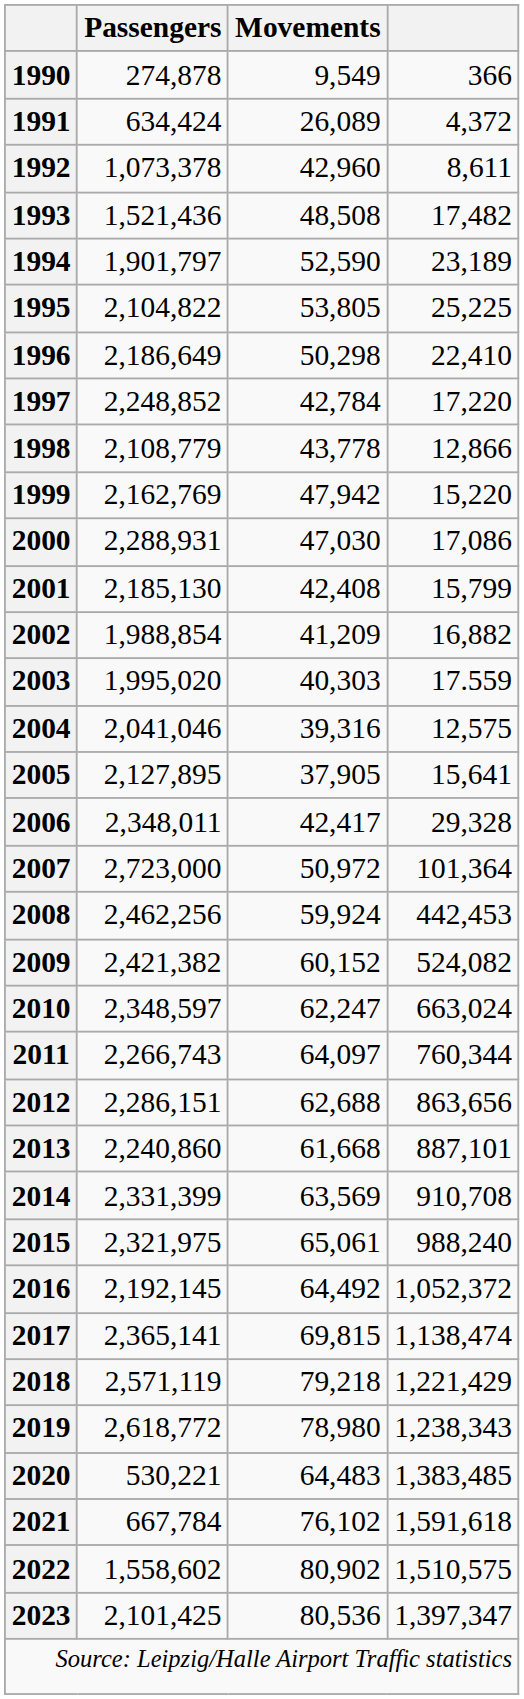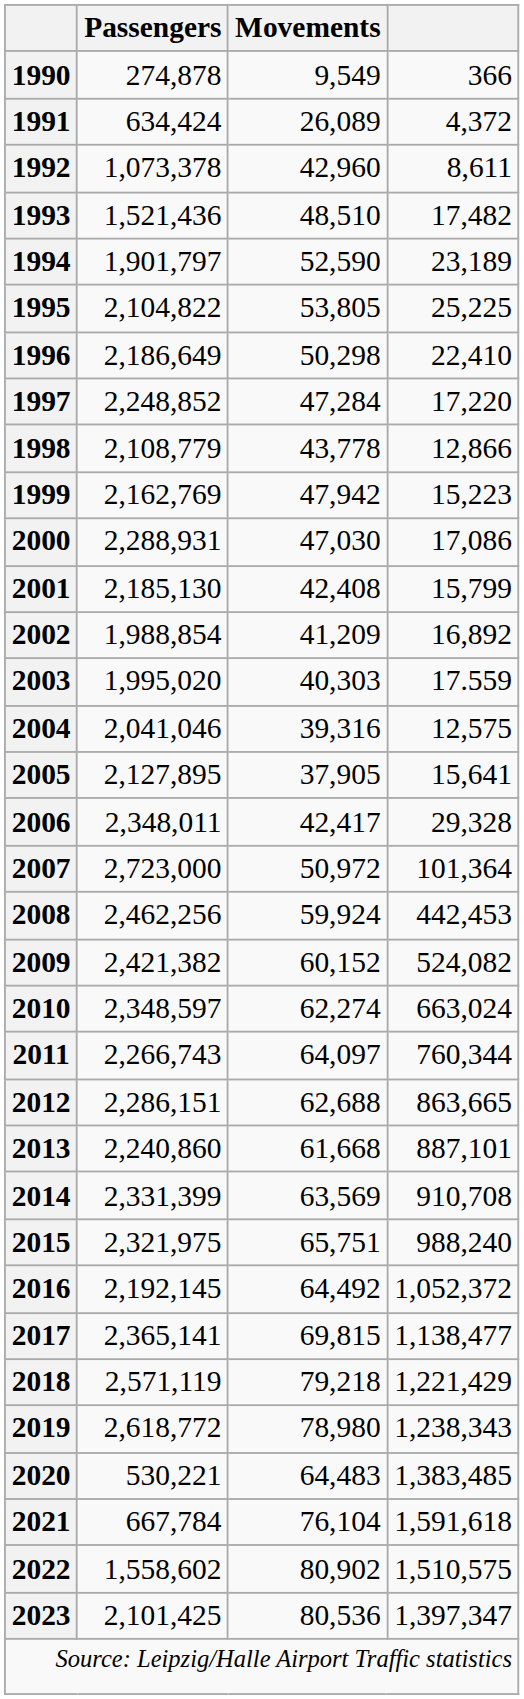(340, 214) 48,508 -> (340, 214) 48,510
(340, 401) 42,784 -> (340, 401) 47,284
(471, 494) 15,220 -> (471, 494) 15,223
(471, 634) 16,882 -> (471, 634) 16,892
(340, 1008) 62,247 -> (340, 1008) 62,274
(464, 1101) 863,656 -> (464, 1101) 863,665
(340, 1241) 65,061 -> (340, 1241) 65,751
(453, 1335) 1,138,474 -> (453, 1335) 1,138,477
(340, 1521) 76,102 -> (340, 1521) 76,104
